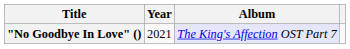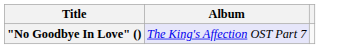- column: (159, 14)
